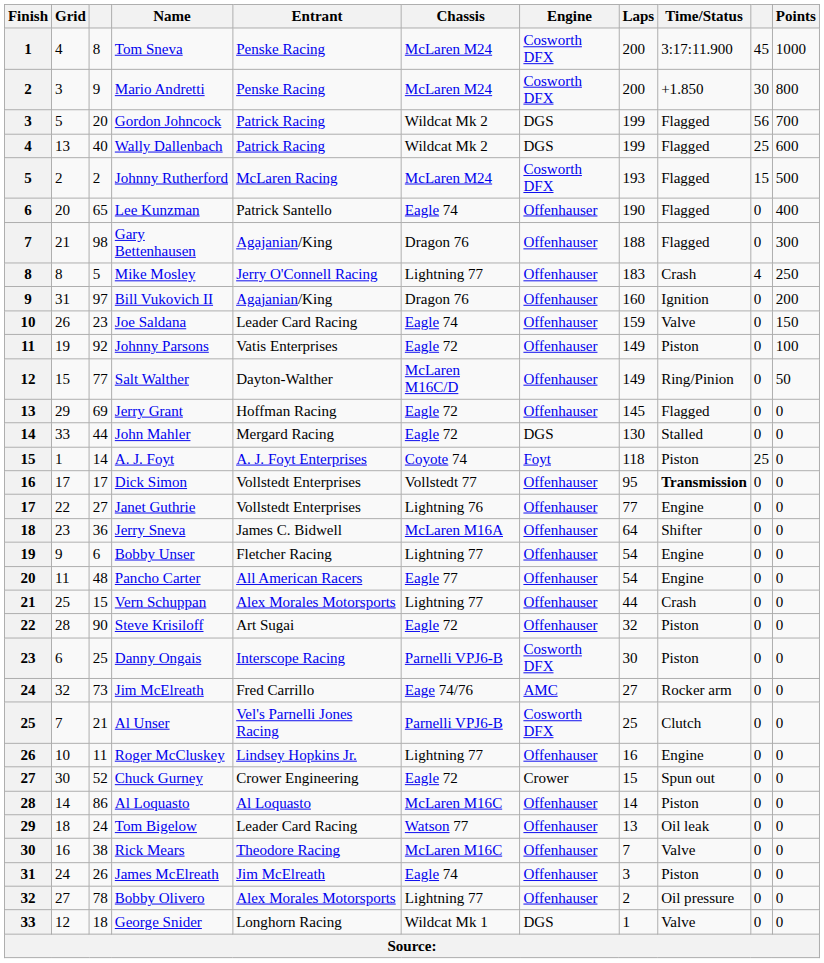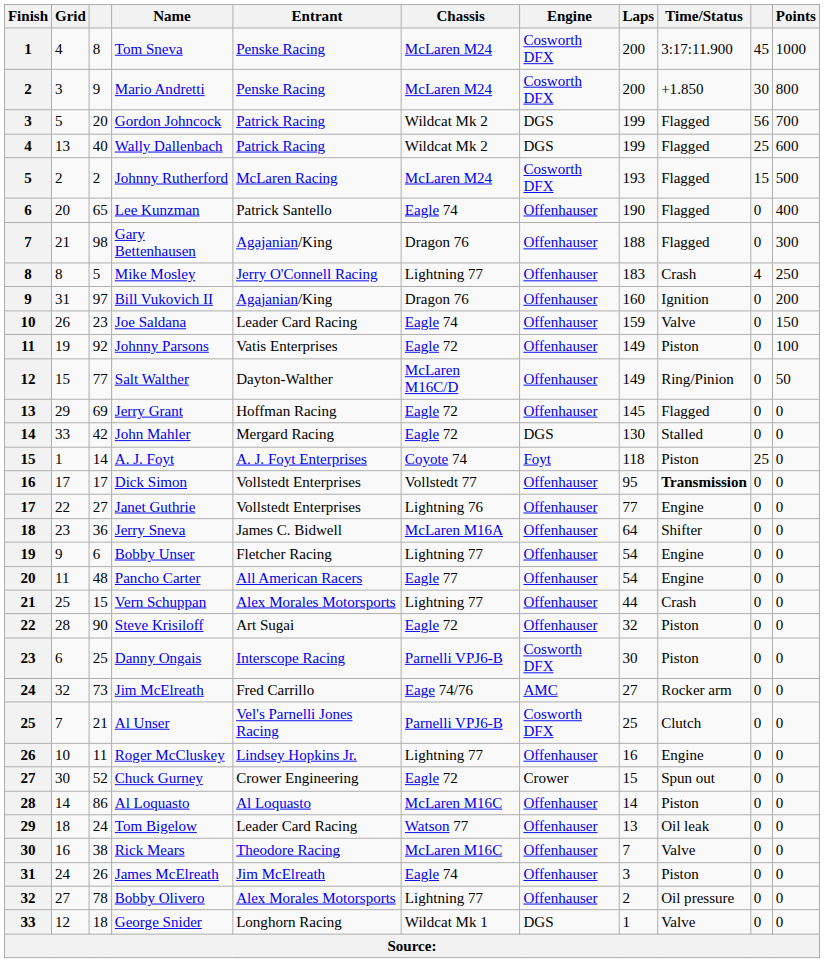(100, 434) 44 -> (100, 434) 42
